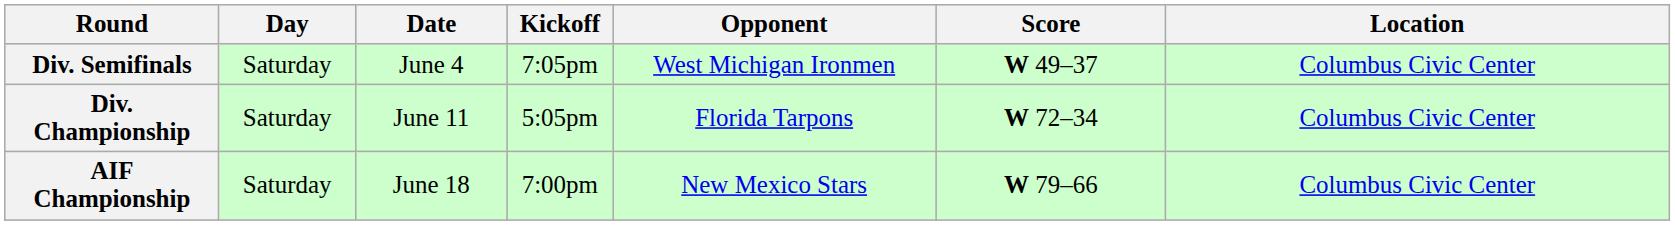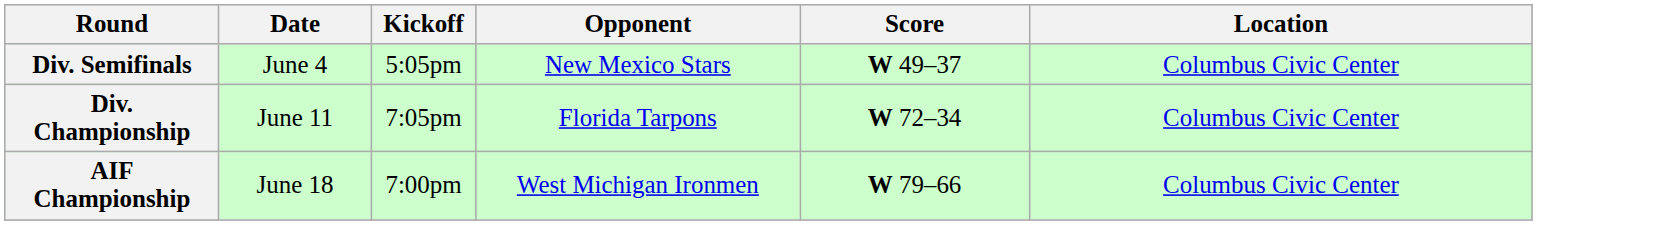- column: (287, 24)
(560, 63) 7:05pm -> (424, 63) 5:05pm
(774, 63) West Michigan Ironmen -> (638, 63) New Mexico Stars
(560, 117) 5:05pm -> (424, 117) 7:05pm
(774, 185) New Mexico Stars -> (638, 185) West Michigan Ironmen
